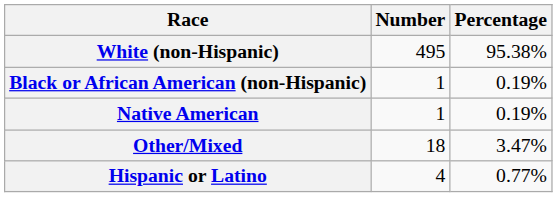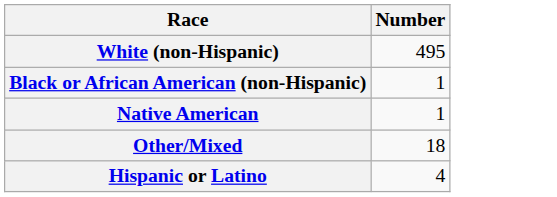- column: (501, 20)
